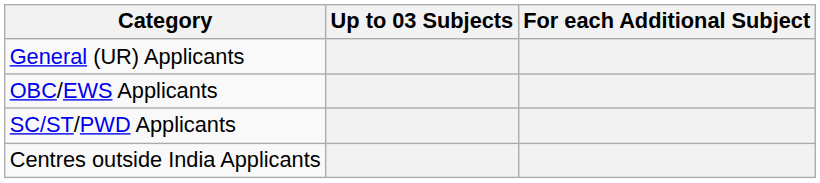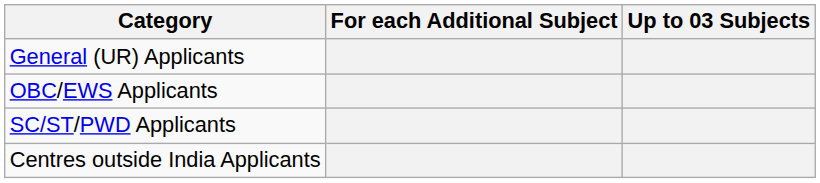columns swapped: (422, 21) <-> (667, 21)
